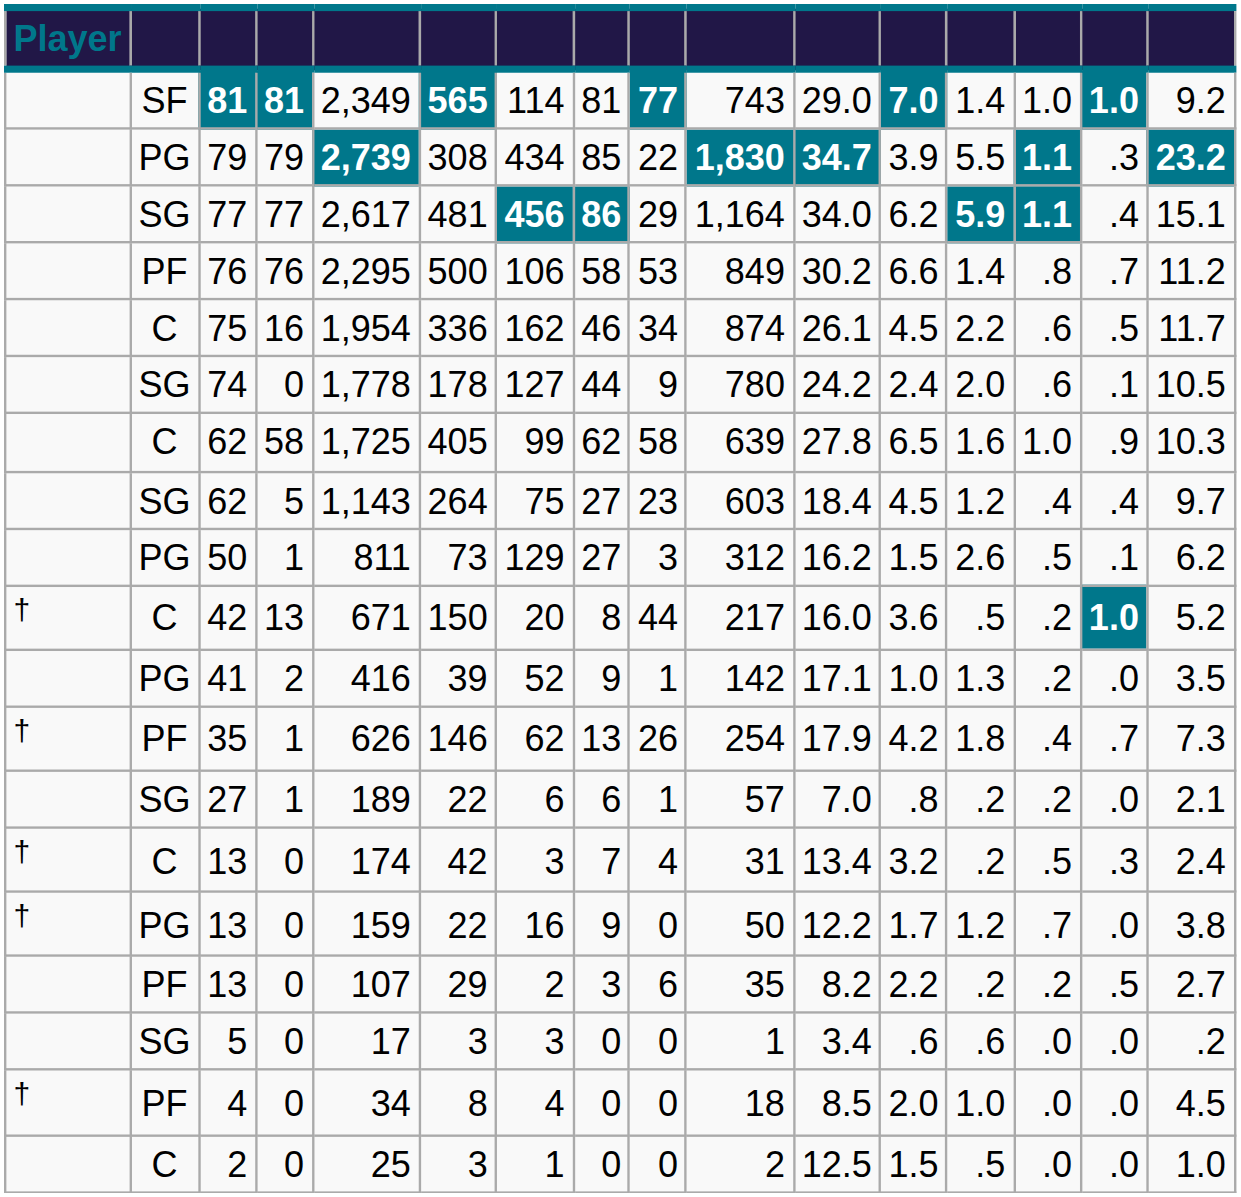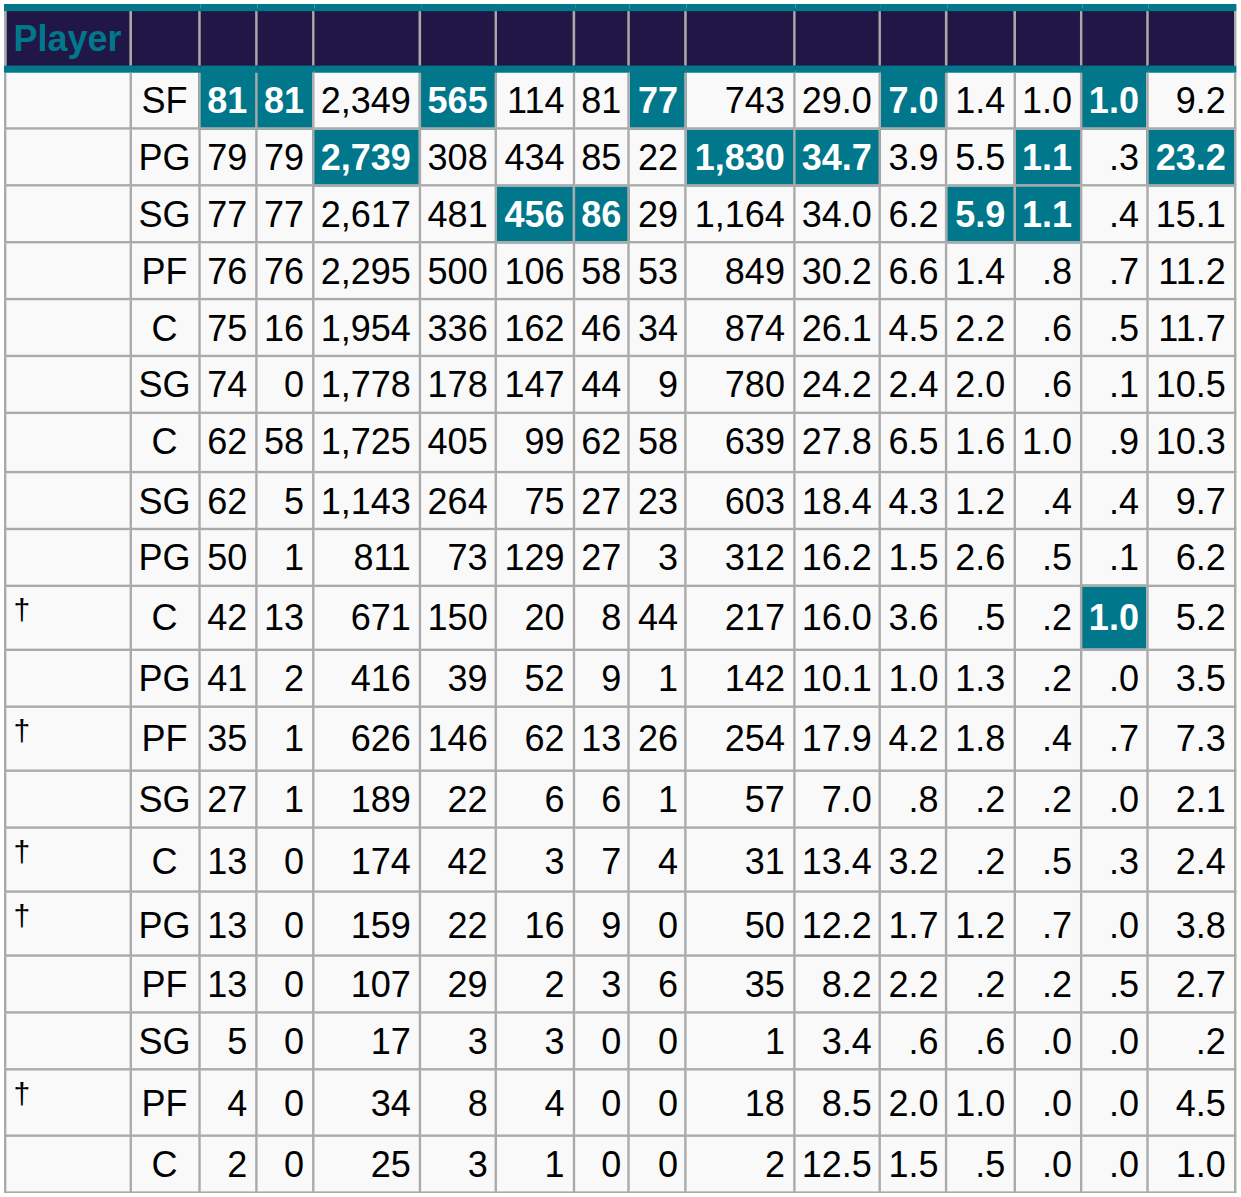(534, 386) 127 -> (534, 386) 147
(913, 500) 4.5 -> (913, 500) 4.3
(837, 678) 17.1 -> (837, 678) 10.1
